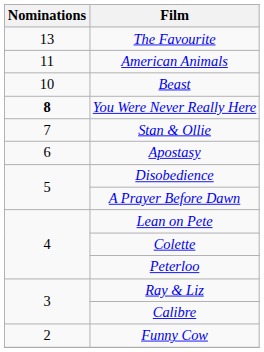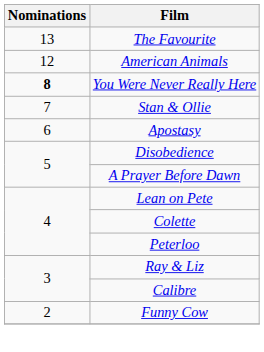(47, 61) 11 -> (47, 61) 12
- row: (175, 84)
